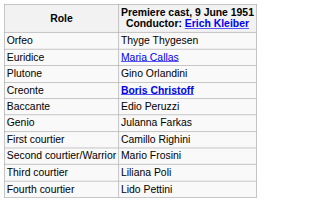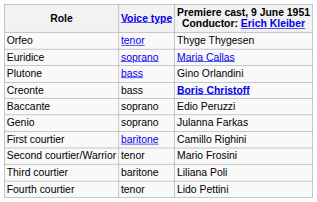+ column: (147, 18)
